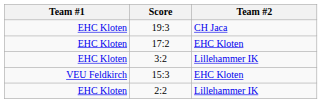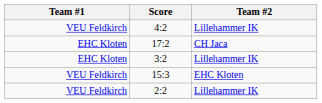- row: (161, 28)
+ row: (161, 28)
(219, 43) EHC Kloten -> (211, 43) CH Jaca
(102, 91) EHC Kloten -> (97, 91) VEU Feldkirch
